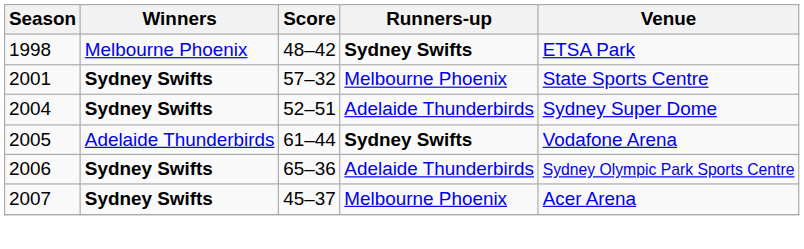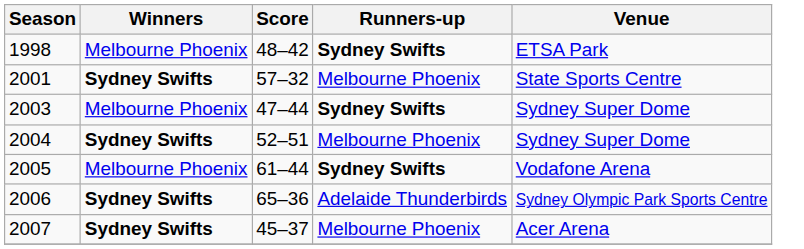+ row: (30, 109)
(439, 109) Adelaide Thunderbirds -> (399, 139) Melbourne Phoenix
(180, 139) Adelaide Thunderbirds -> (166, 169) Melbourne Phoenix
